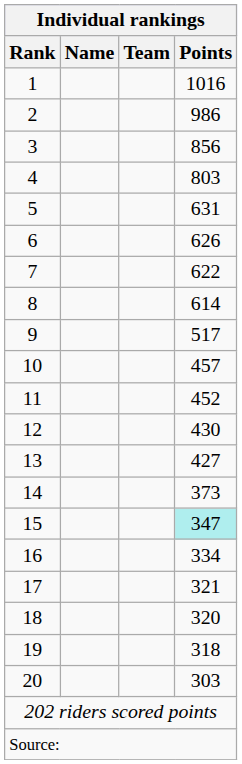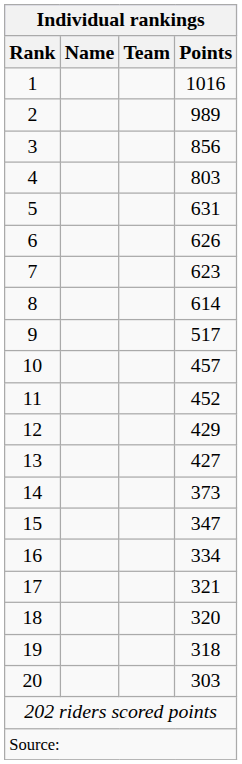(206, 114) 986 -> (206, 114) 989
(206, 271) 622 -> (206, 271) 623
(206, 429) 430 -> (206, 429) 429
(206, 523) paleturquoise background -> (206, 523) no background
